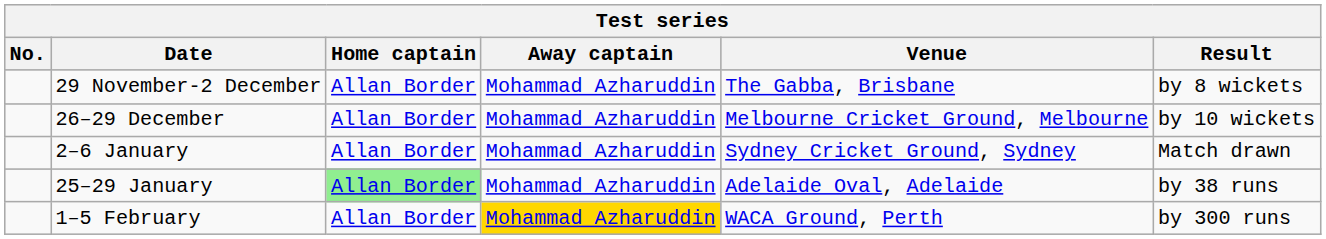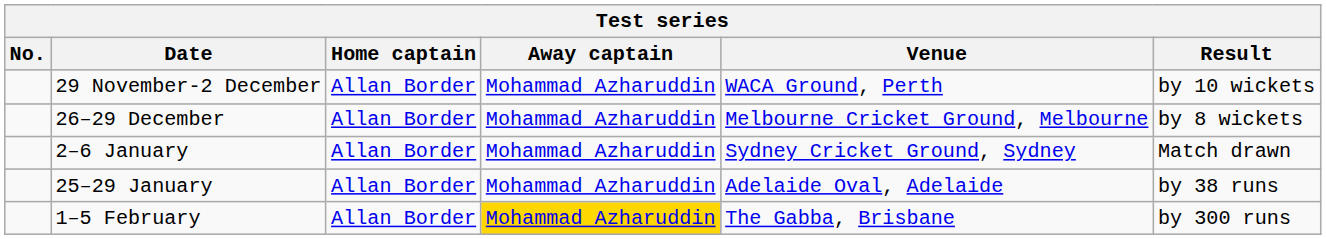(840, 87) The Gabba, Brisbane -> (834, 87) WACA Ground, Perth
(1231, 87) by 8 wickets -> (1237, 87) by 10 wickets
(1237, 120) by 10 wickets -> (1231, 120) by 8 wickets
(404, 185) lightgreen background -> (404, 185) no background
(834, 218) WACA Ground, Perth -> (840, 218) The Gabba, Brisbane
